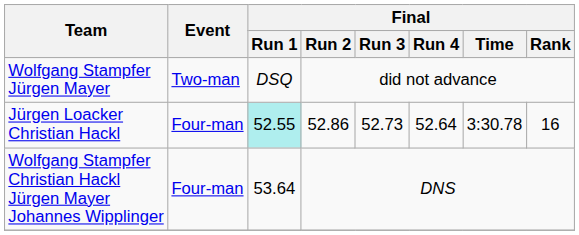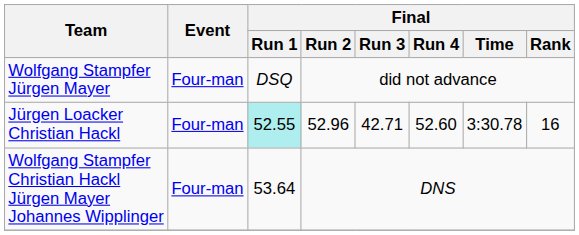(206, 79) Two-man -> (207, 79) Four-man
(328, 124) 52.86 -> (328, 124) 52.96
(382, 124) 52.73 -> (382, 124) 42.71
(436, 124) 52.64 -> (436, 124) 52.60
